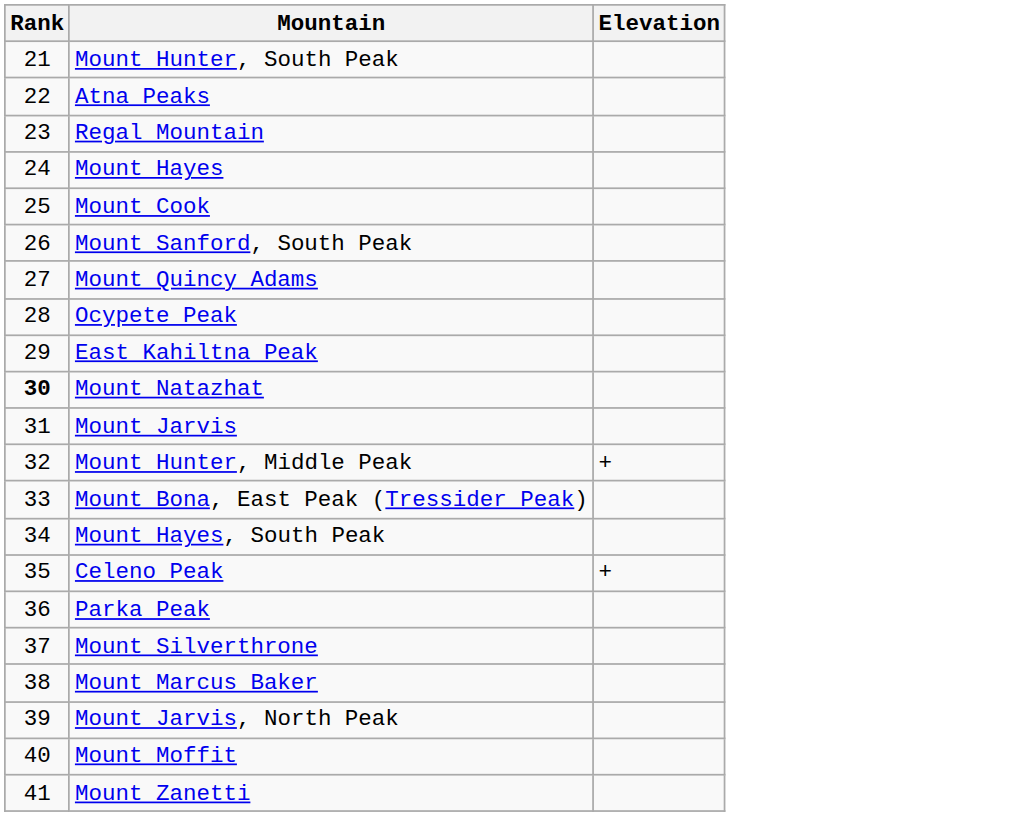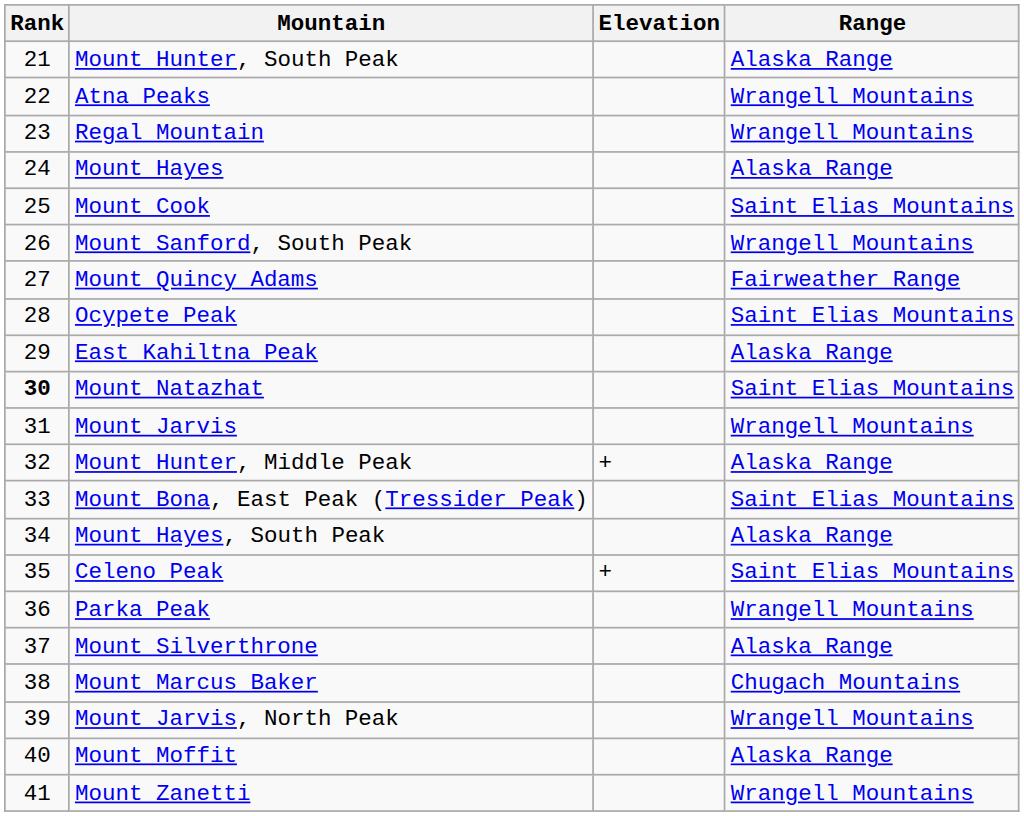+ column: (872, 23)
